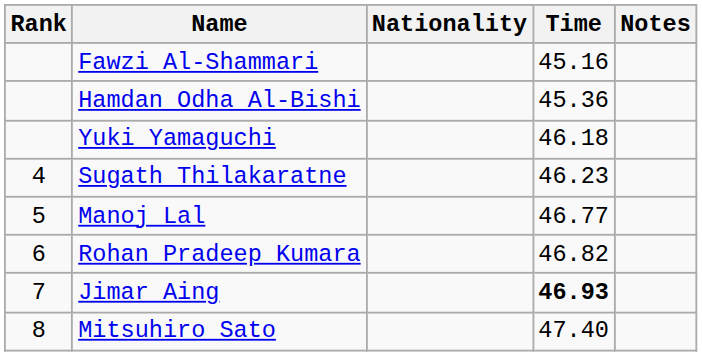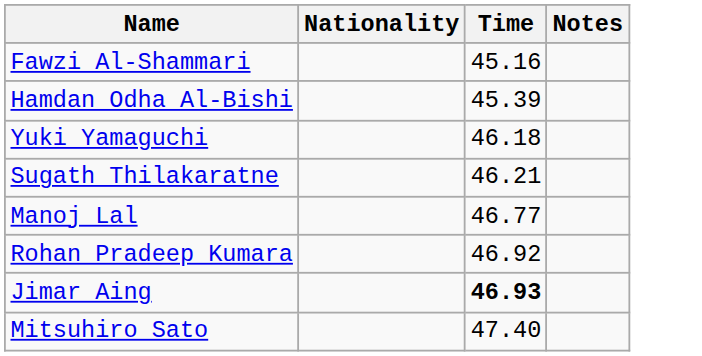- column: (39, 24)
(574, 101) 45.36 -> (506, 101) 45.39
(574, 177) 46.23 -> (506, 177) 46.21
(574, 254) 46.82 -> (506, 254) 46.92
